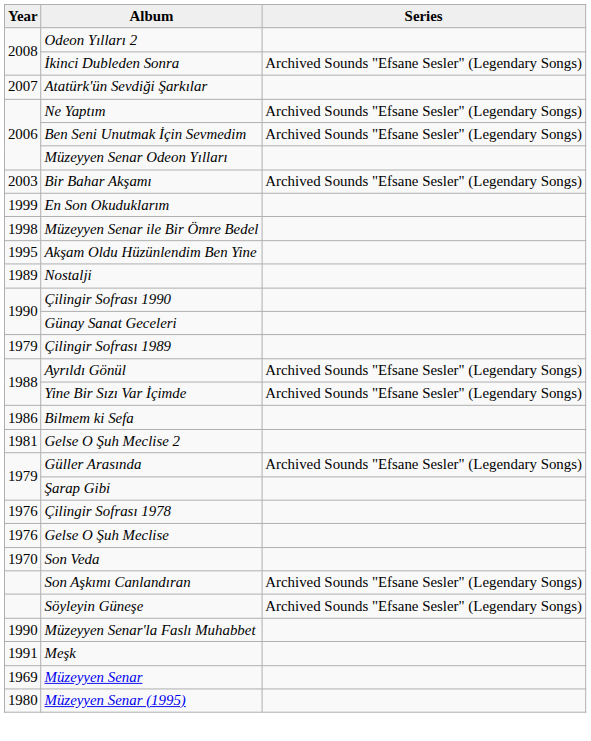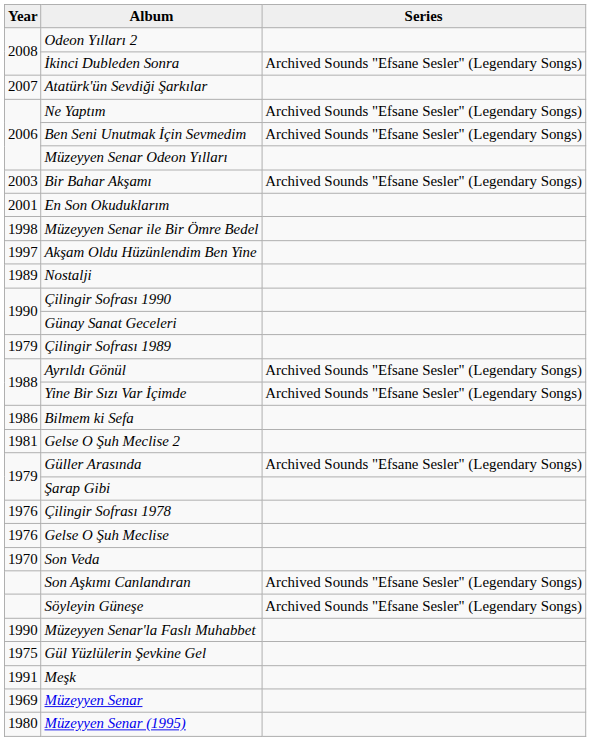(23, 205) 1999 -> (23, 205) 2001
(23, 252) 1995 -> (23, 252) 1997
+ row: (125, 653)
